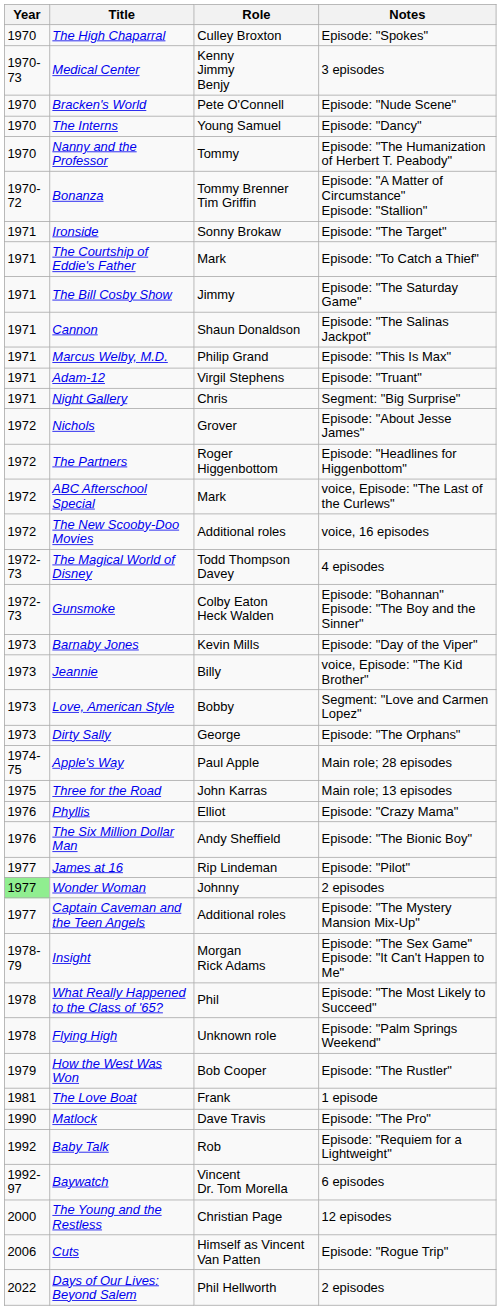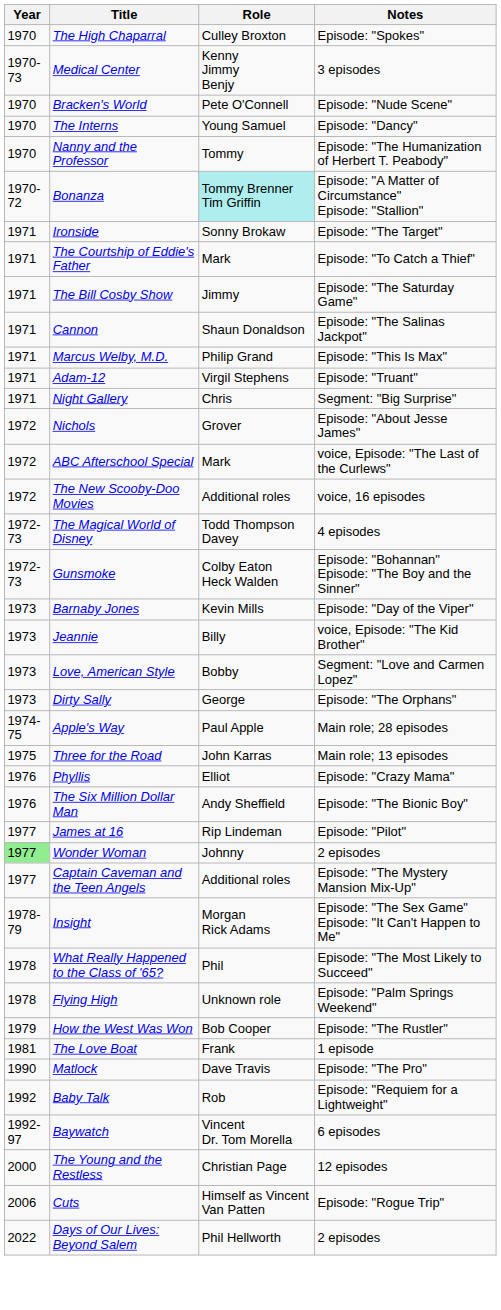(243, 196) no background -> (247, 196) paleturquoise background
- row: (90, 461)
